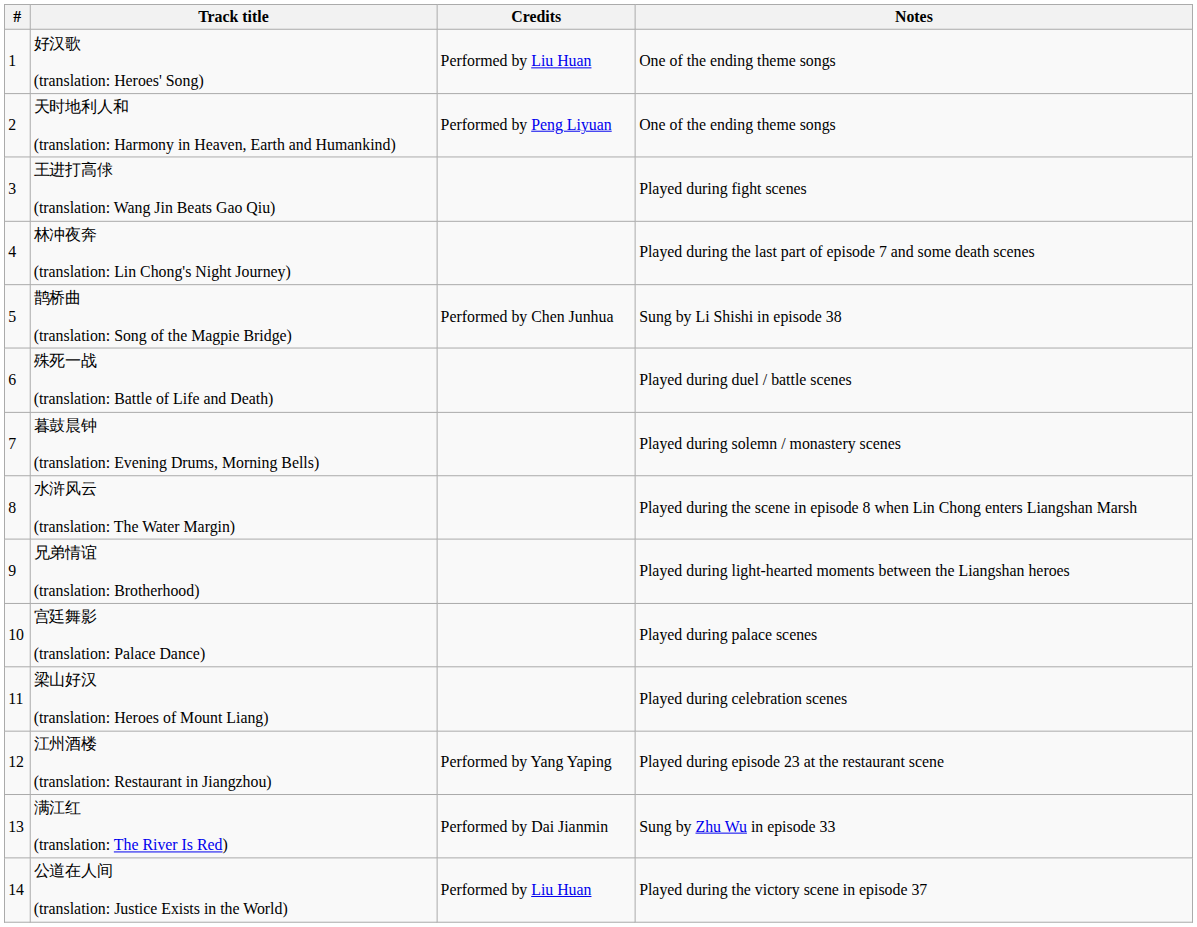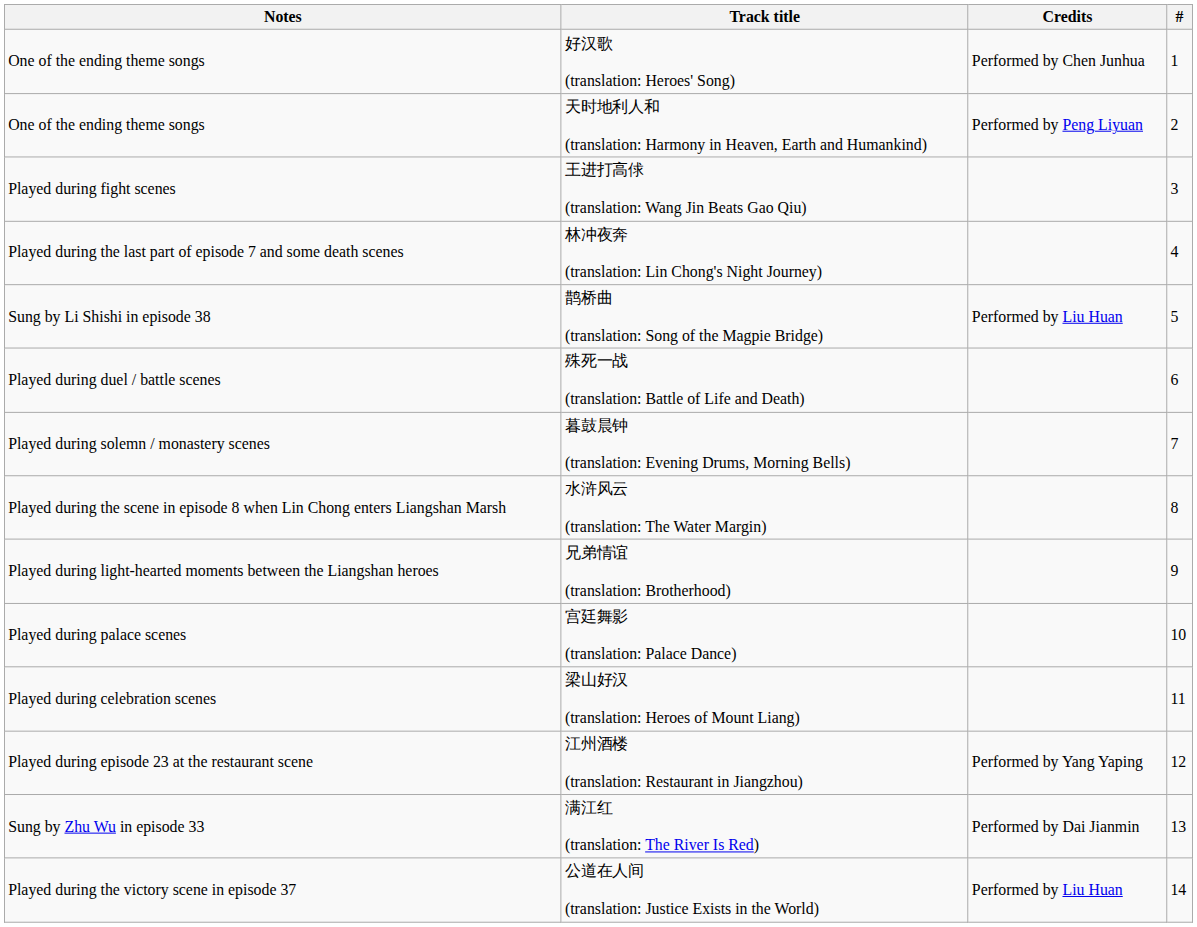columns swapped: (17, 17) <-> (914, 17)
(516, 61) Performed by Liu Huan -> (1058, 61) Performed by Chen Junhua
(527, 316) Performed by Chen Junhua -> (1047, 316) Performed by Liu Huan
